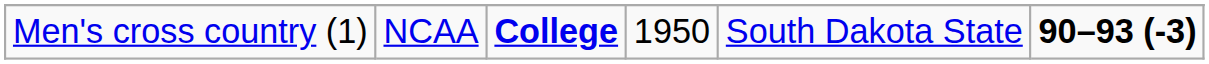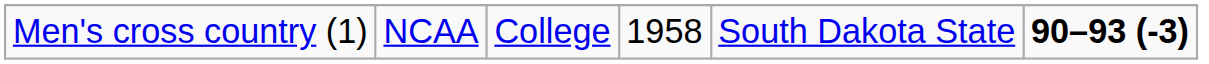(556, 31) bold -> (552, 31) normal
(672, 31) 1950 -> (664, 31) 1958
